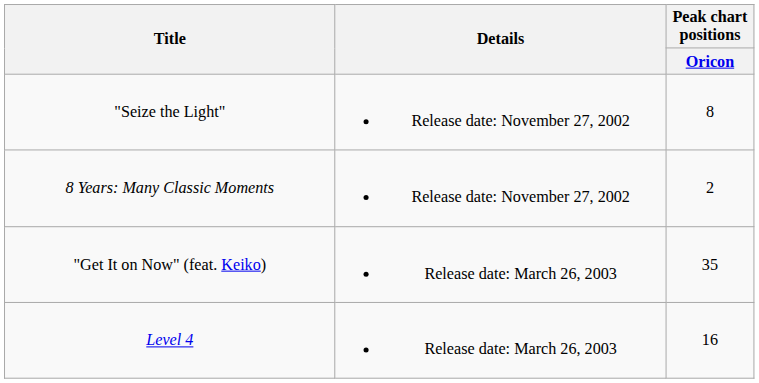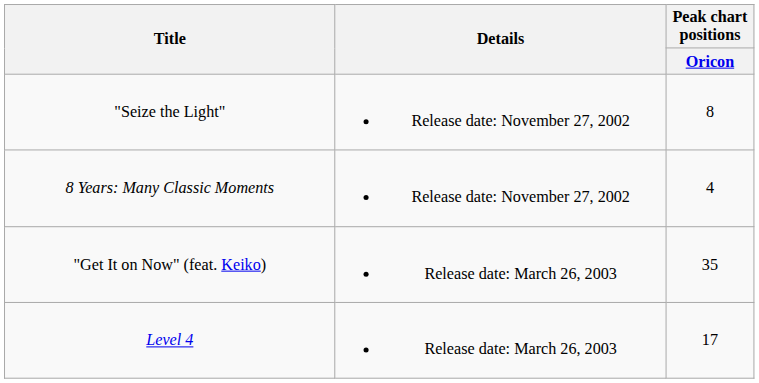(710, 188) 2 -> (710, 188) 4
(710, 340) 16 -> (710, 340) 17
